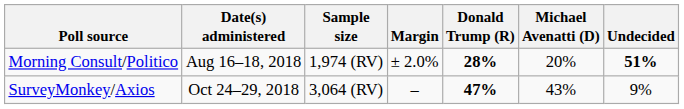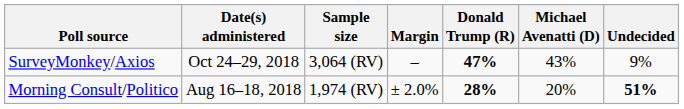rows swapped: (82, 89) <-> (93, 62)
